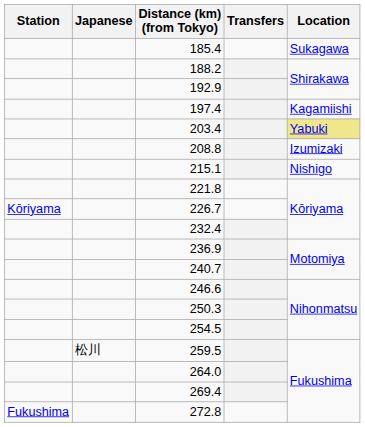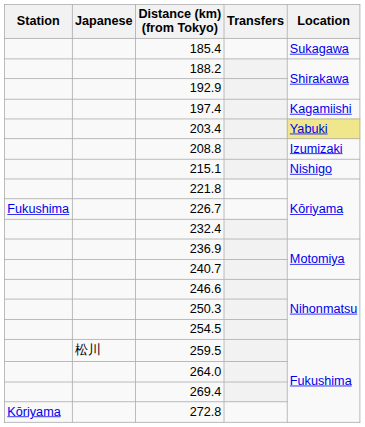(34, 209) Kōriyama -> (38, 209) Fukushima
(38, 411) Fukushima -> (34, 411) Kōriyama
